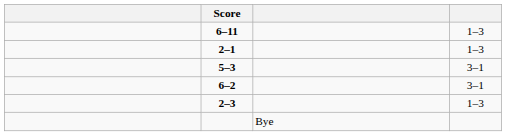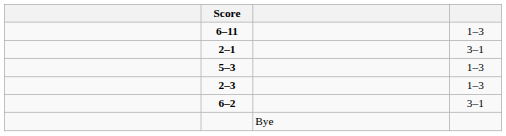(475, 49) 1–3 -> (475, 49) 3–1
(475, 67) 3–1 -> (475, 67) 1–3
rows swapped: (227, 103) <-> (227, 85)
